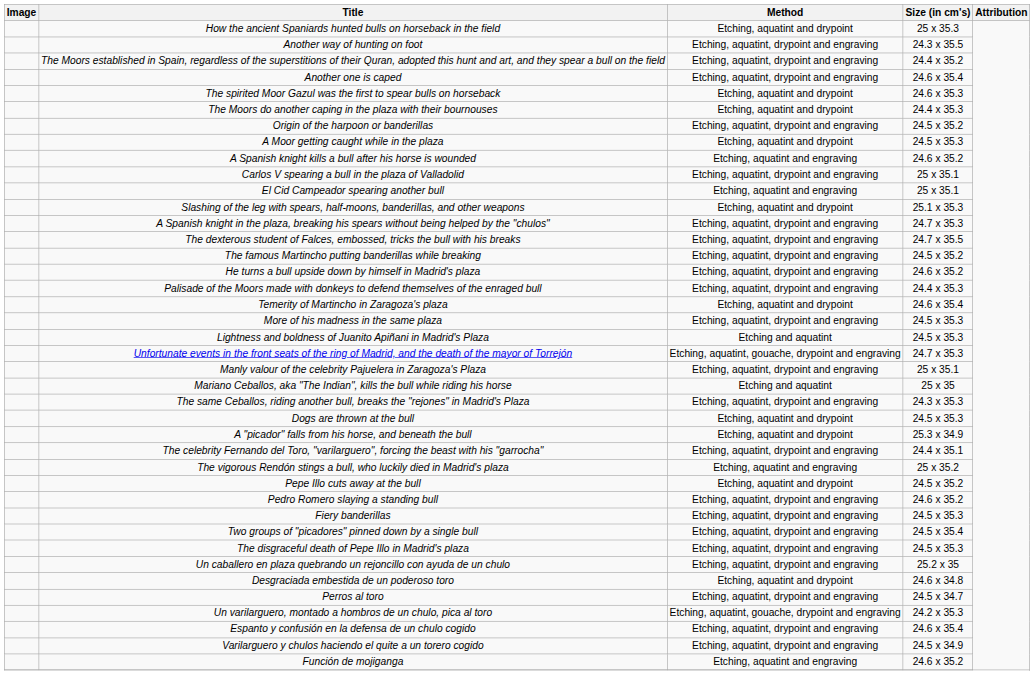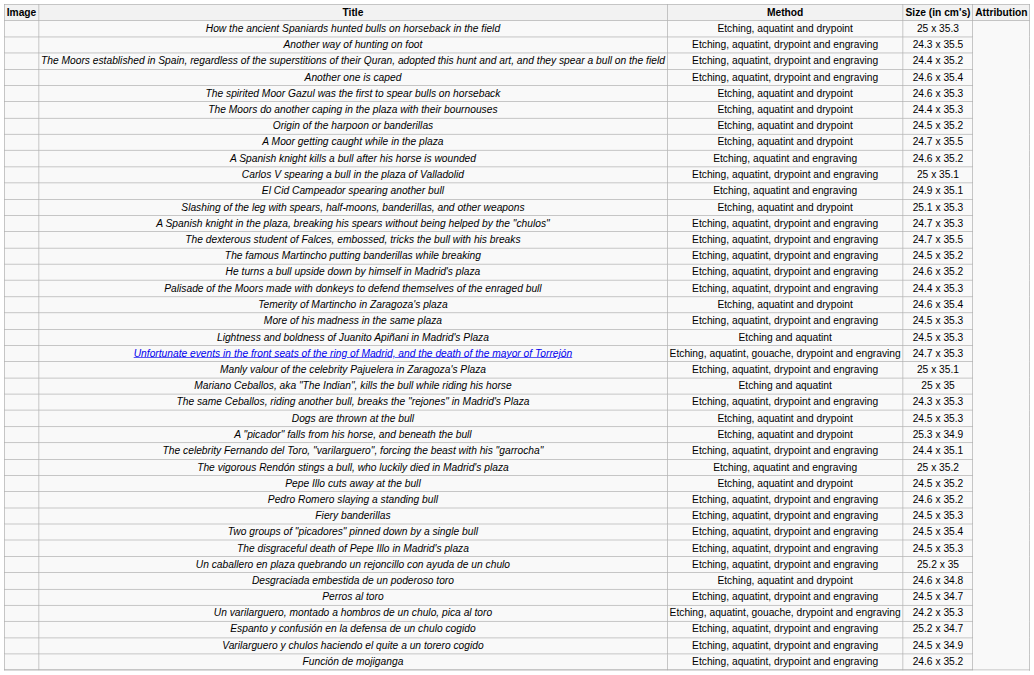(785, 126) Etching, aquatint, drypoint and engraving -> (785, 126) Etching, aquatint and drypoint
(938, 142) 24.5 x 35.3 -> (938, 142) 24.7 x 35.5
(938, 191) 25 x 35.1 -> (938, 191) 24.9 x 35.1
(938, 629) 24.6 x 35.4 -> (938, 629) 25.2 x 34.7
(785, 662) Etching, aquatint and engraving -> (785, 662) Etching, aquatint, drypoint and engraving
